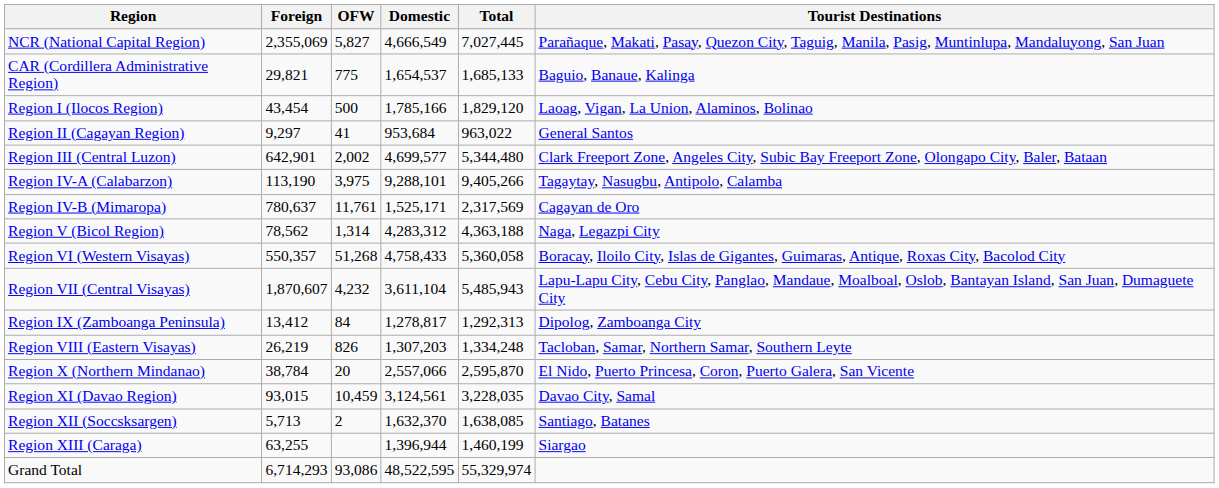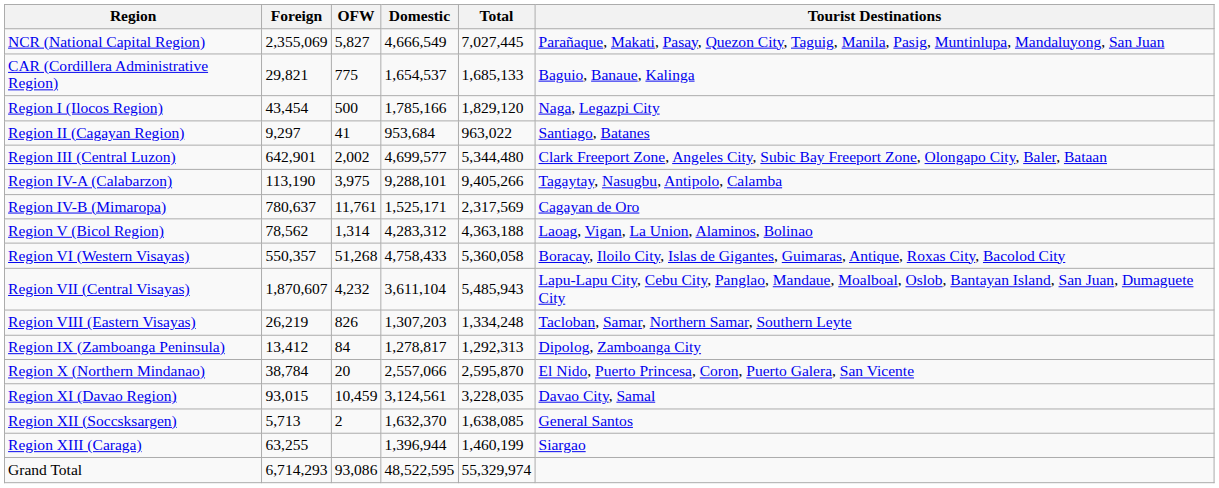(676, 108) Laoag, Vigan, La Union, Alaminos, Bolinao -> (599, 108) Naga, Legazpi City
(586, 132) General Santos -> (594, 132) Santiago, Batanes
(599, 231) Naga, Legazpi City -> (676, 231) Laoag, Vigan, La Union, Alaminos, Bolinao
rows swapped: (102, 347) <-> (116, 322)
(594, 420) Santiago, Batanes -> (586, 420) General Santos
